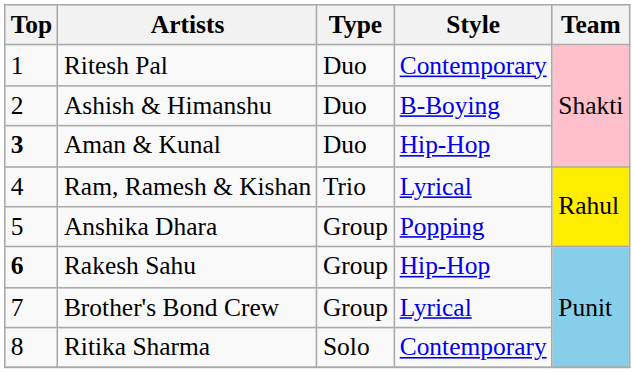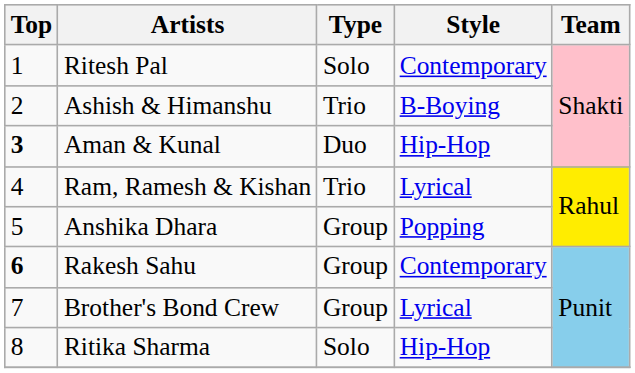(345, 65) Duo -> (346, 65) Solo
(345, 105) Duo -> (344, 105) Trio
(445, 266) Hip-Hop -> (473, 266) Contemporary
(473, 347) Contemporary -> (445, 347) Hip-Hop
